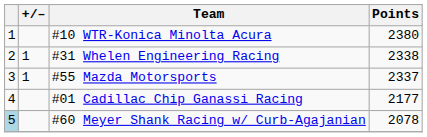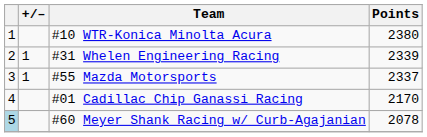(403, 58) 2338 -> (403, 58) 2339
(403, 100) 2177 -> (403, 100) 2170
